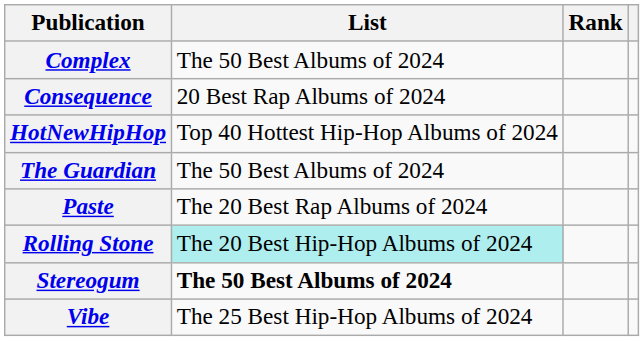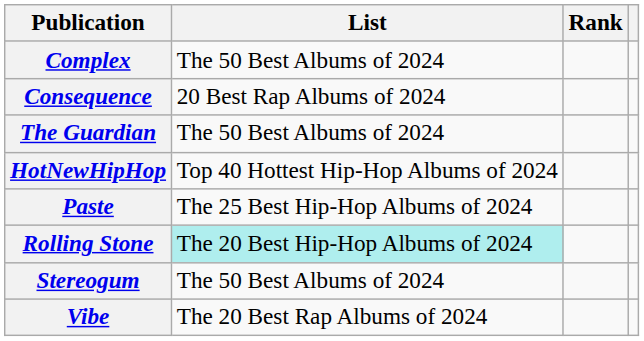rows swapped: (88, 170) <-> (88, 133)
(332, 206) The 20 Best Rap Albums of 2024 -> (355, 206) The 25 Best Hip-Hop Albums of 2024
(314, 280) bold -> (310, 280) normal
(355, 317) The 25 Best Hip-Hop Albums of 2024 -> (332, 317) The 20 Best Rap Albums of 2024
